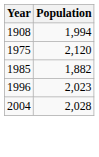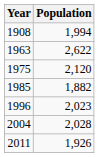+ row: (19, 50)
+ row: (19, 143)
